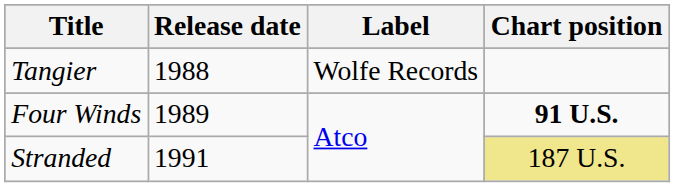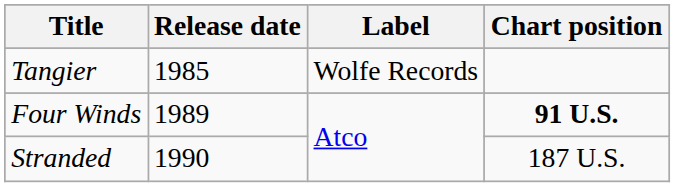(182, 70) 1988 -> (182, 70) 1985
(182, 158) 1991 -> (182, 158) 1990
(577, 158) khaki background -> (577, 158) no background
